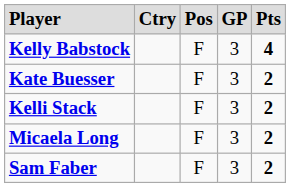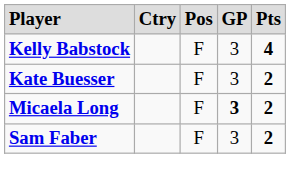- row: (53, 108)
(234, 138) normal -> (234, 108) bold
